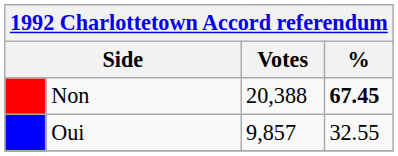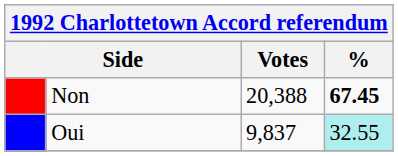(271, 132) 9,857 -> (271, 132) 9,837
(354, 132) no background -> (354, 132) paleturquoise background
